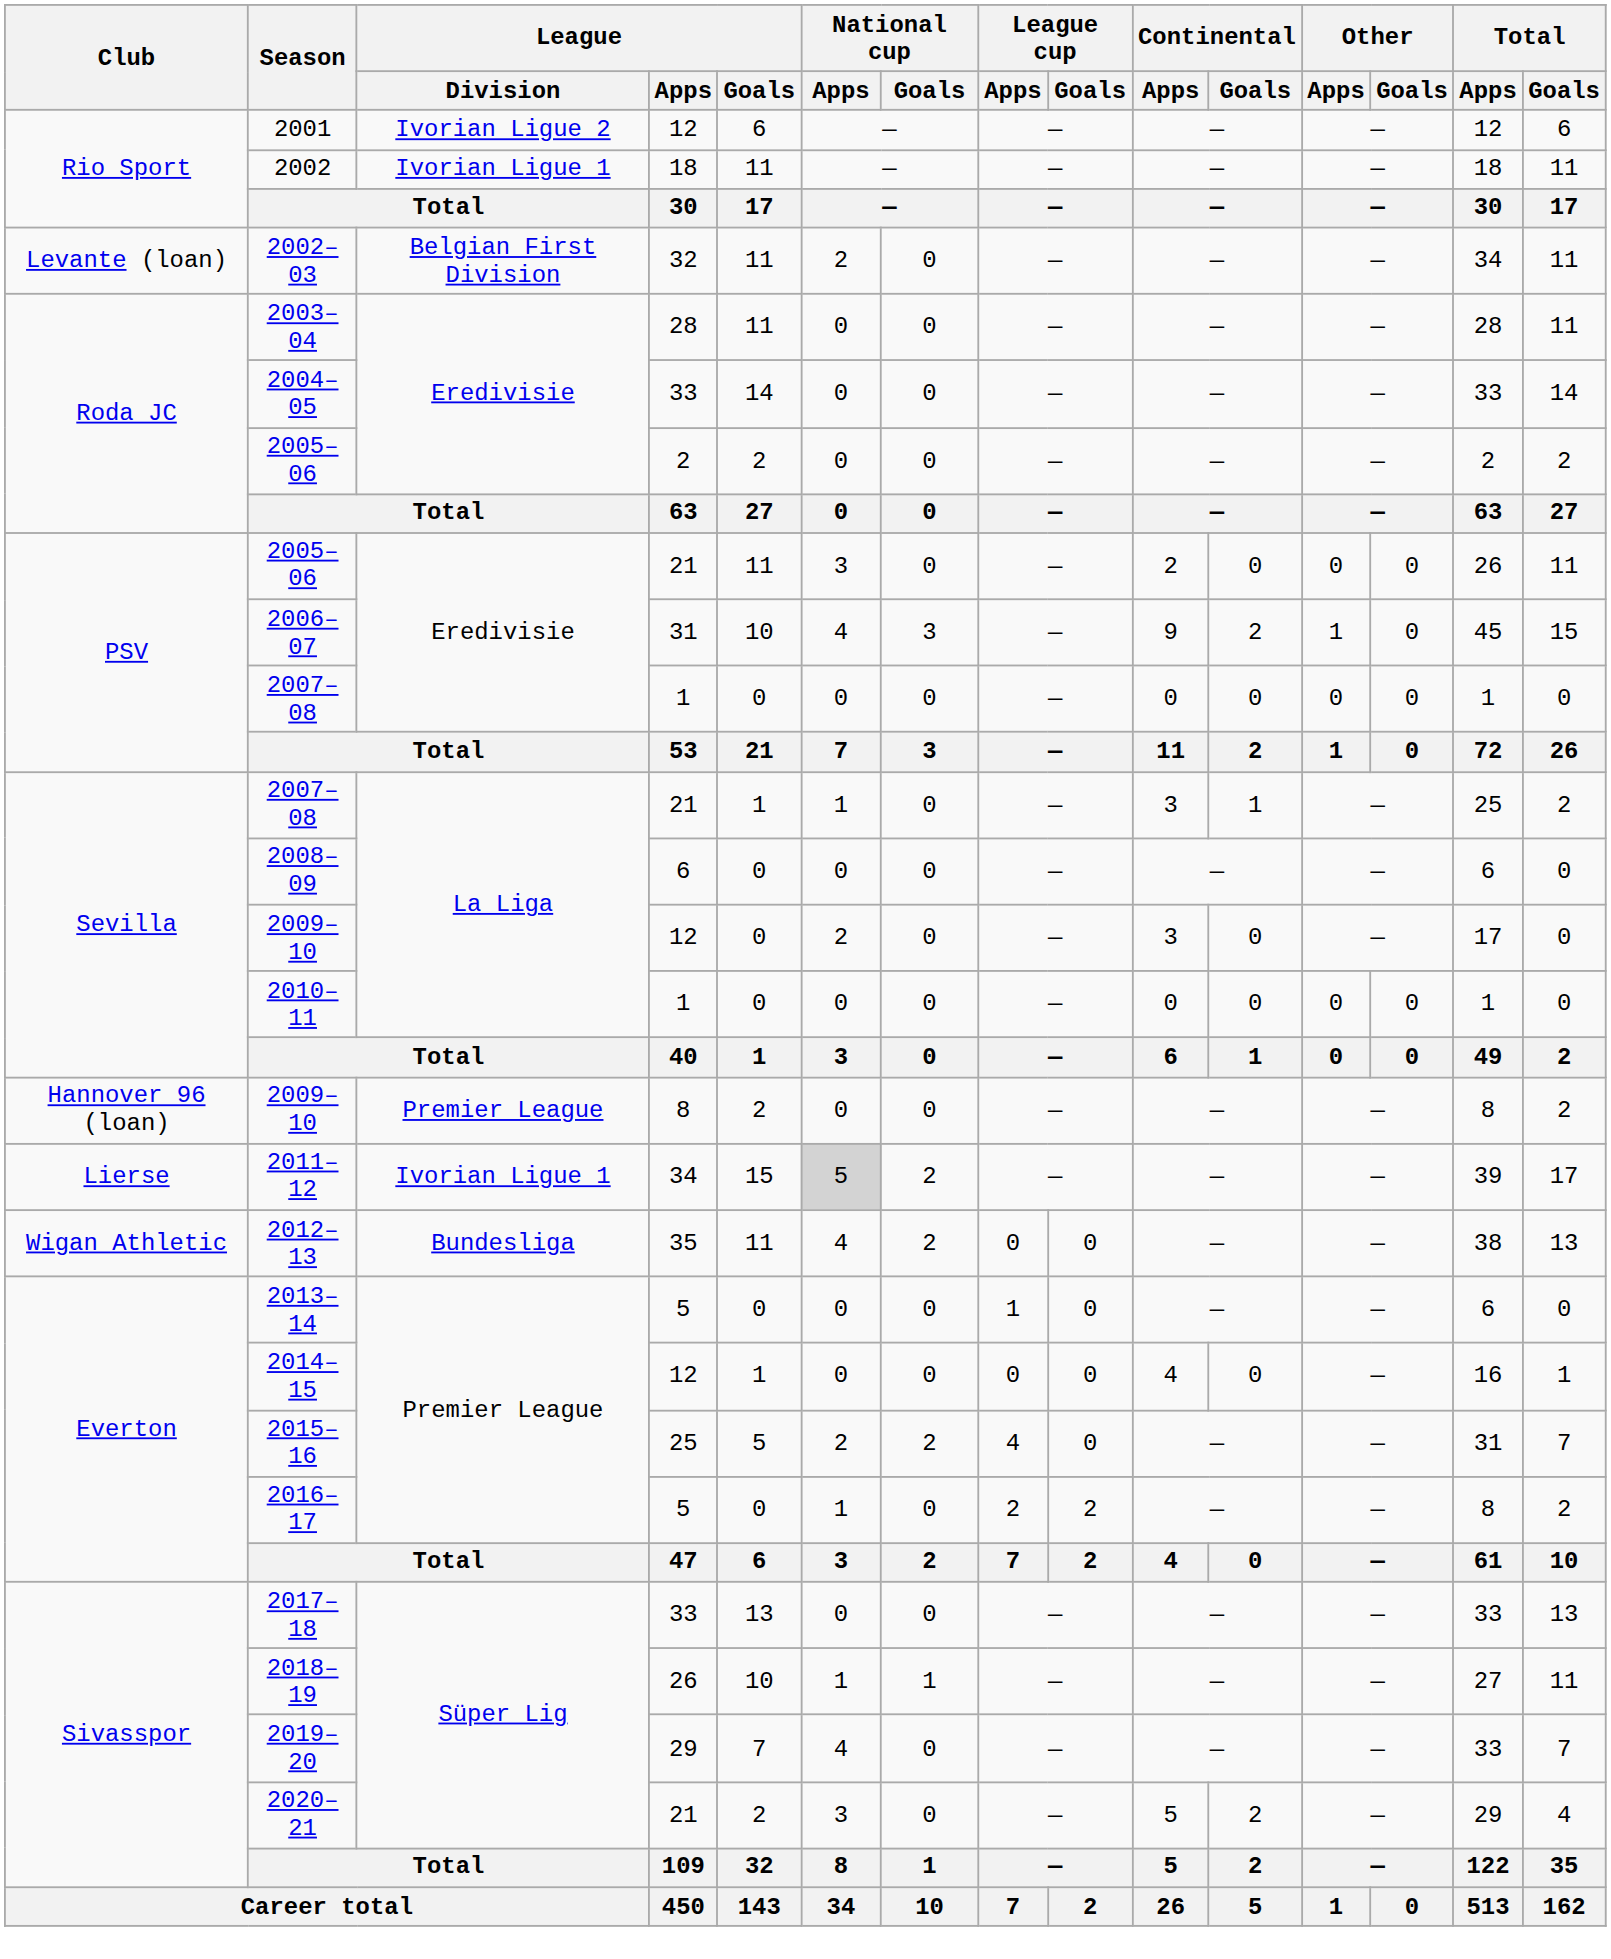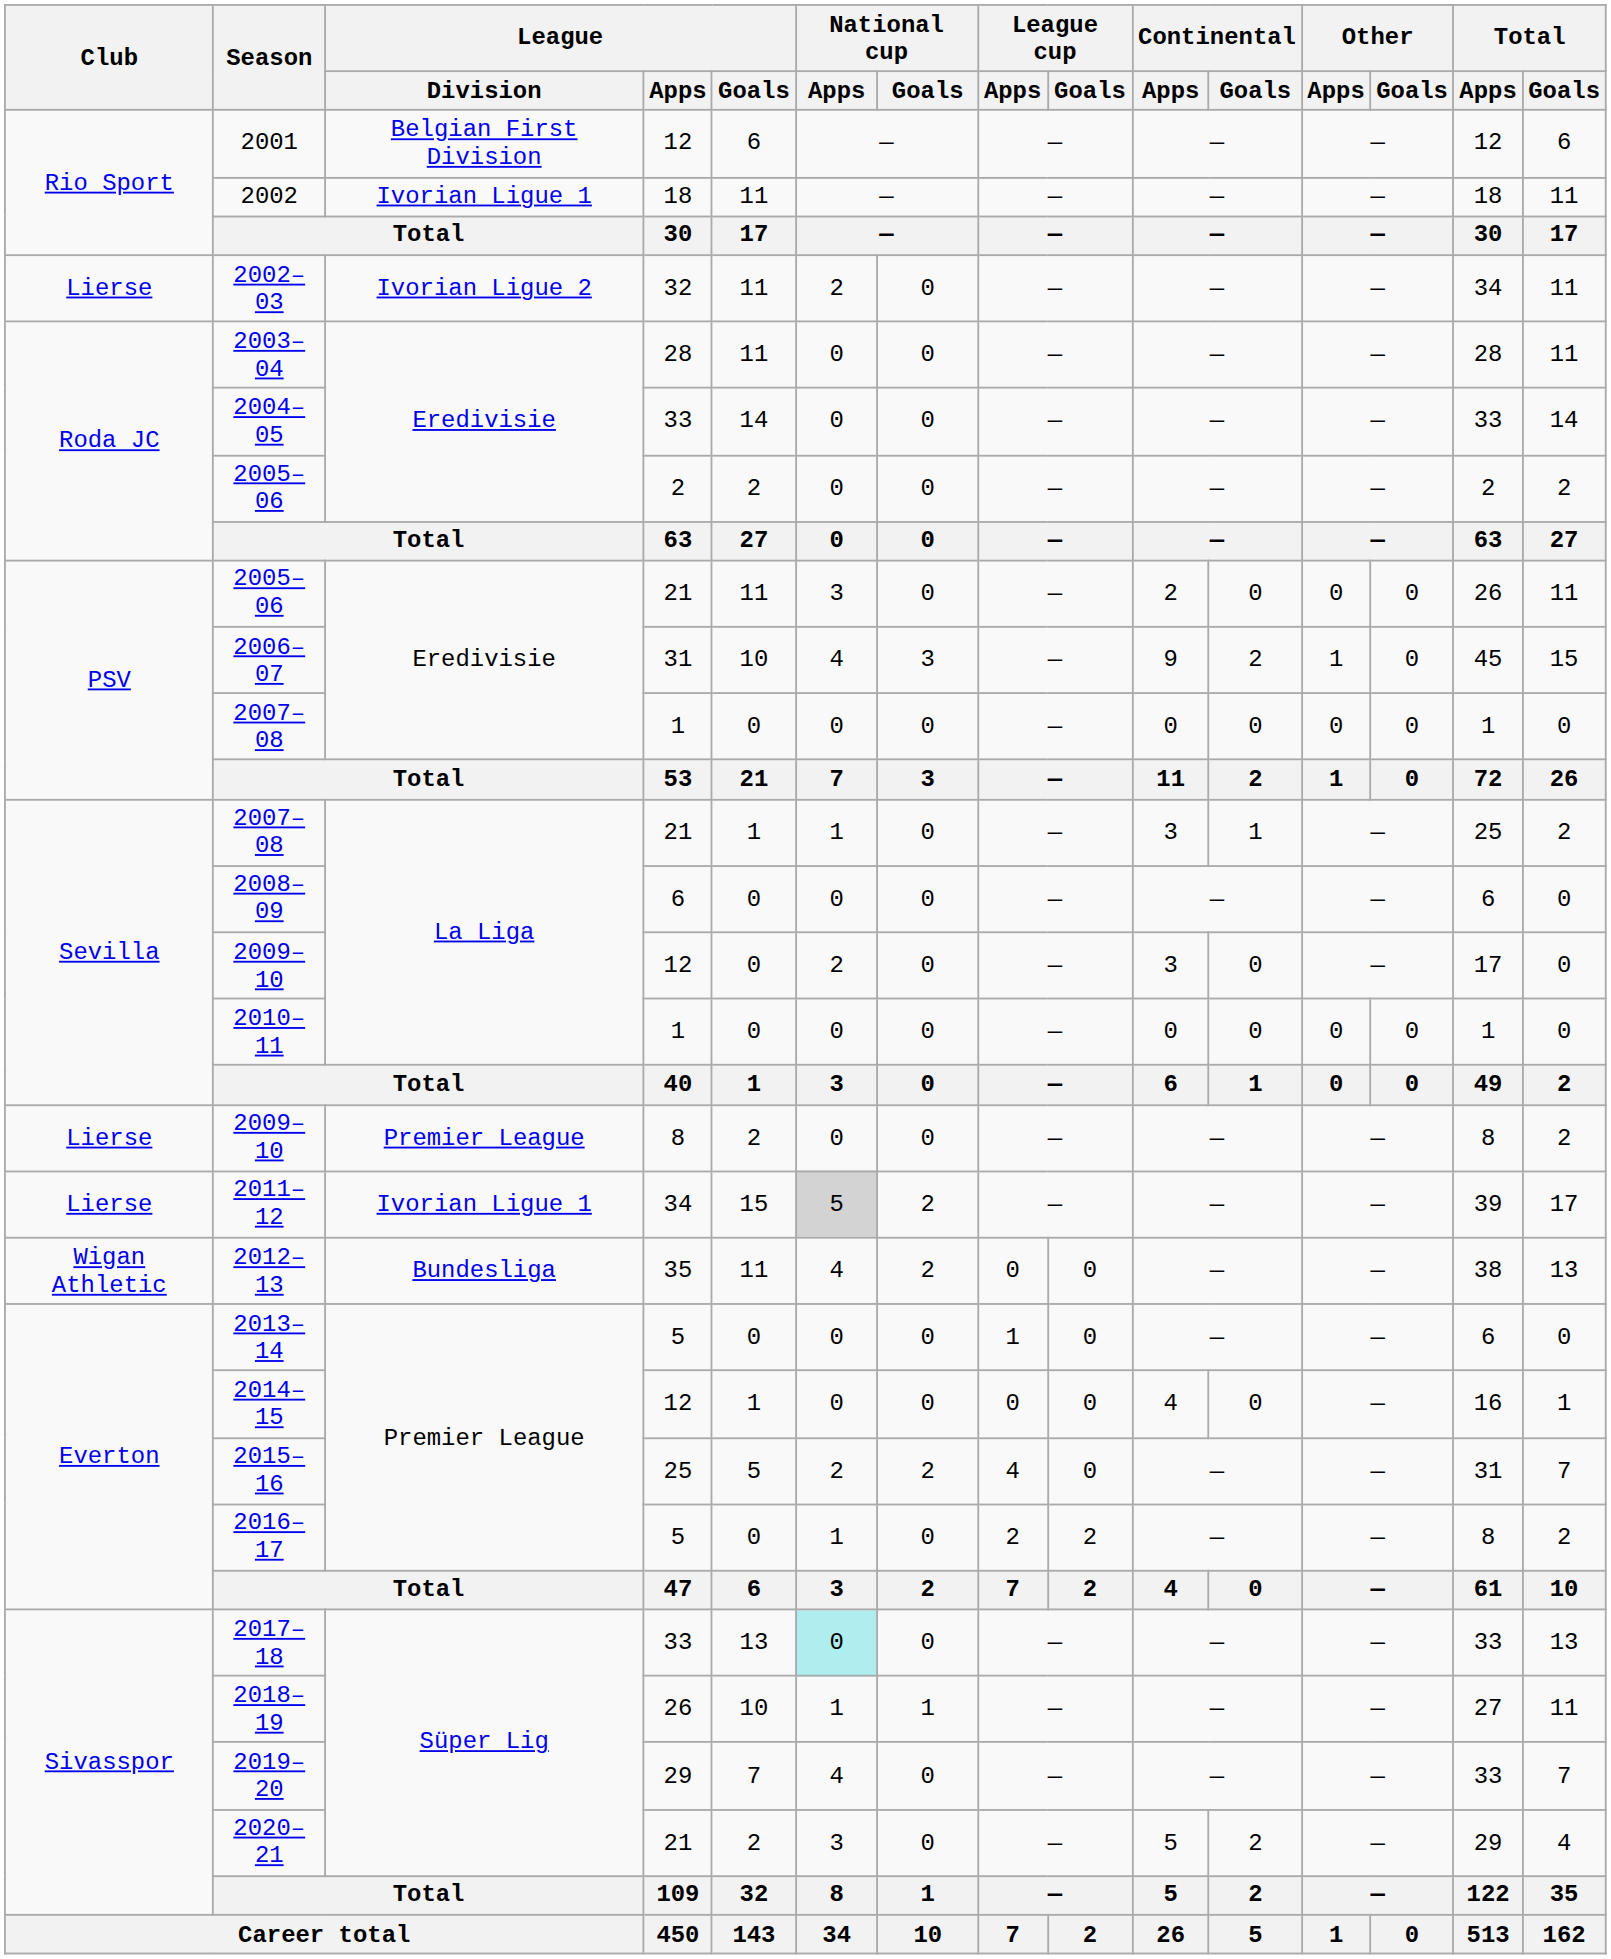(503, 130) Ivorian Ligue 2 -> (484, 144) Belgian First Division
(127, 261) Levante (loan) -> (109, 288) Lierse
(503, 261) Belgian First Division -> (484, 288) Ivorian Ligue 2
(127, 1110) Hannover 96 (loan) -> (109, 1138) Lierse
(841, 1615) no background -> (837, 1643) paleturquoise background
